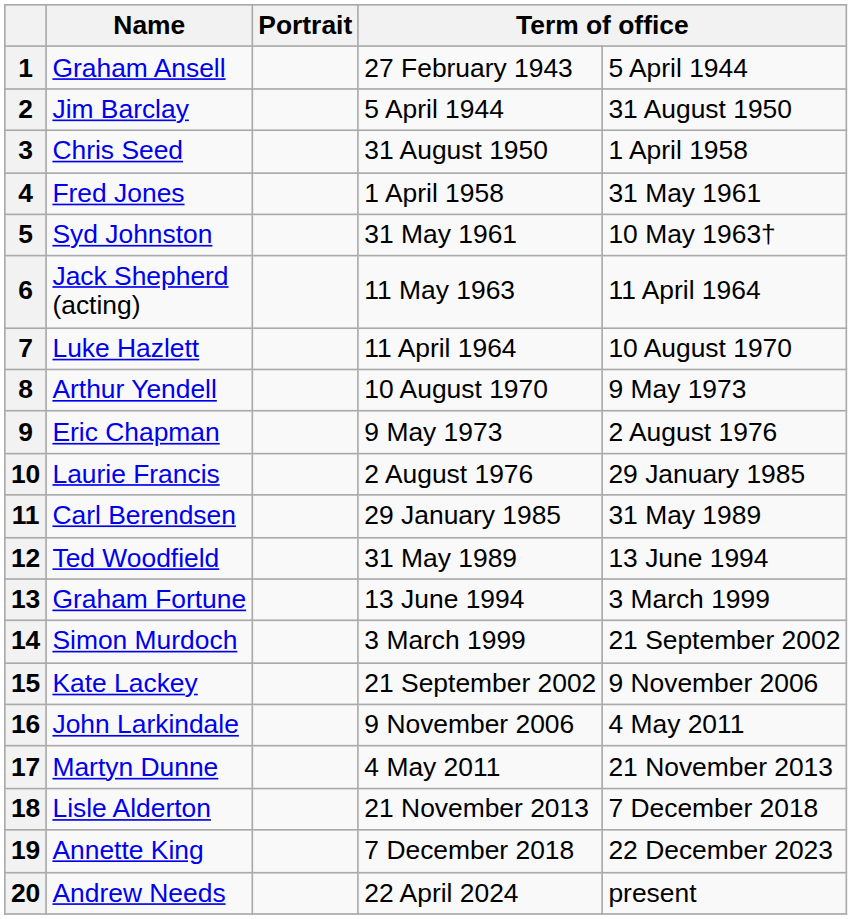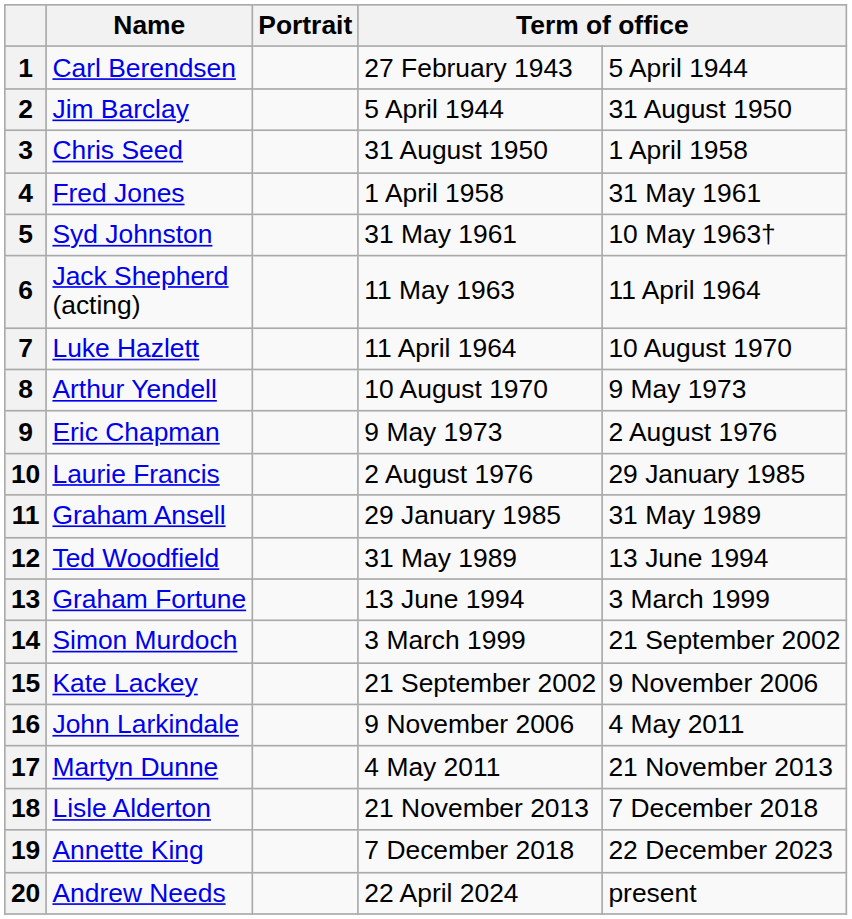(139, 67) Graham Ansell -> (144, 67) Carl Berendsen
(144, 515) Carl Berendsen -> (139, 515) Graham Ansell
